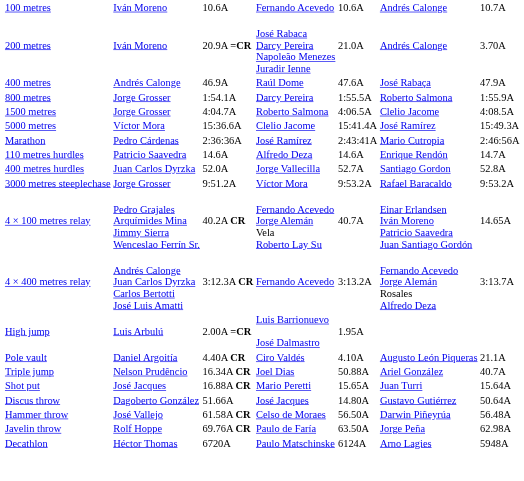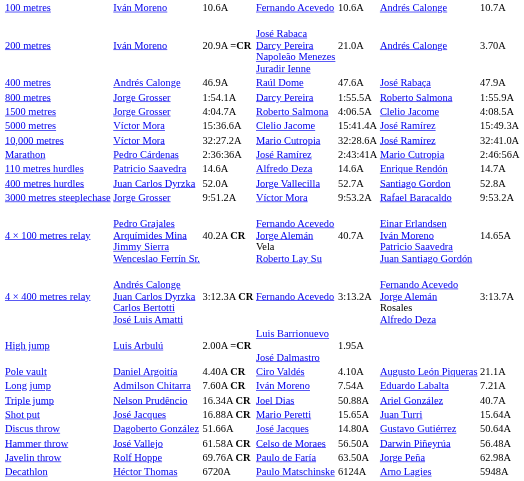+ row: (34, 140)
+ row: (28, 386)
